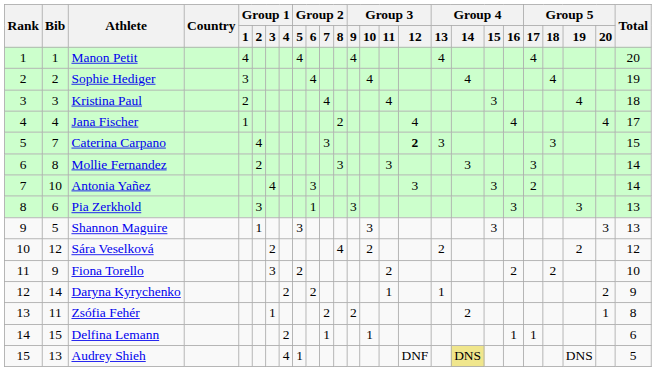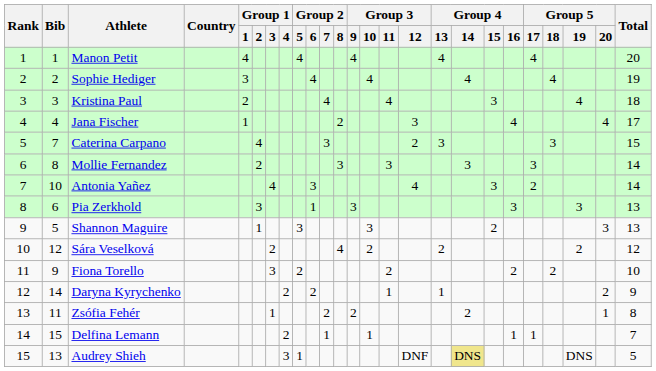(415, 121) 4 -> (415, 121) 3
(415, 143) bold -> (415, 143) normal
(415, 185) 3 -> (415, 185) 4
(494, 228) 3 -> (494, 228) 2
(633, 334) 6 -> (633, 334) 7
(286, 356) 4 -> (286, 356) 3
